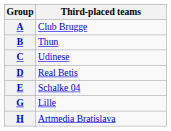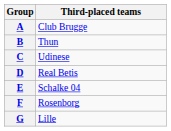+ row: (20, 103)
- row: (20, 118)
